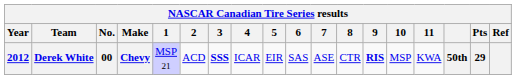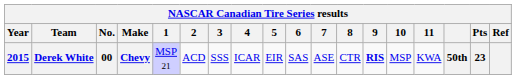(18, 58) 2012 -> (18, 58) 2015
(220, 58) bold -> (220, 58) normal
(480, 58) 29 -> (480, 58) 23
